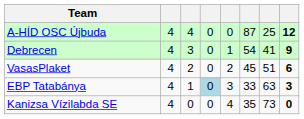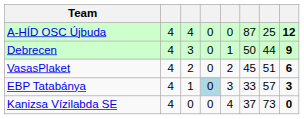(250, 50) 54 -> (250, 50) 50
(269, 50) 41 -> (269, 50) 44
(269, 86) 63 -> (269, 86) 57
(250, 104) 35 -> (250, 104) 37
